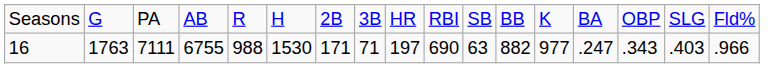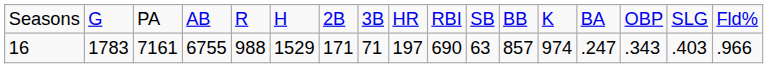(108, 47) 1763 -> (108, 47) 1783
(156, 47) 7111 -> (157, 47) 7161
(292, 47) 1530 -> (294, 47) 1529
(515, 47) 882 -> (518, 47) 857
(554, 47) 977 -> (557, 47) 974
